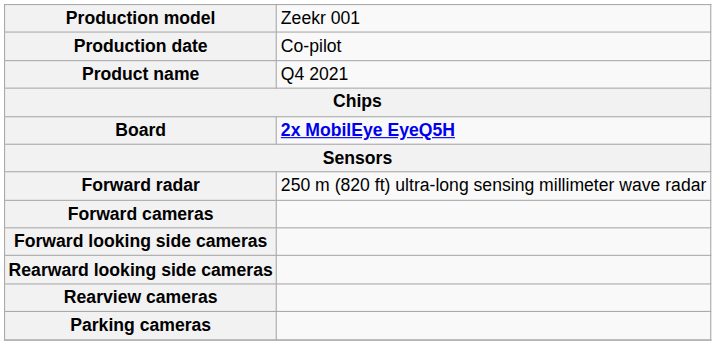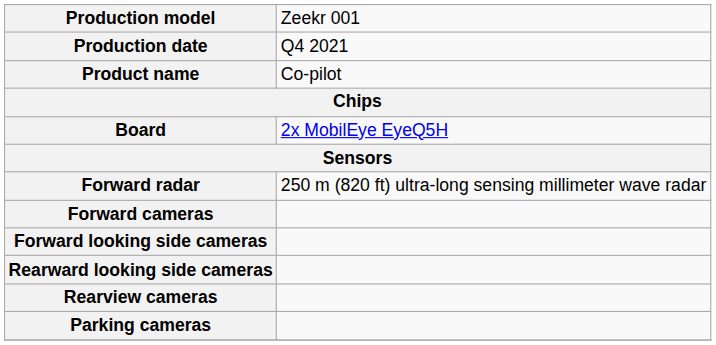(311, 46) Co-pilot -> (315, 46) Q4 2021
(315, 74) Q4 2021 -> (311, 74) Co-pilot
(368, 130) bold -> (364, 130) normal
